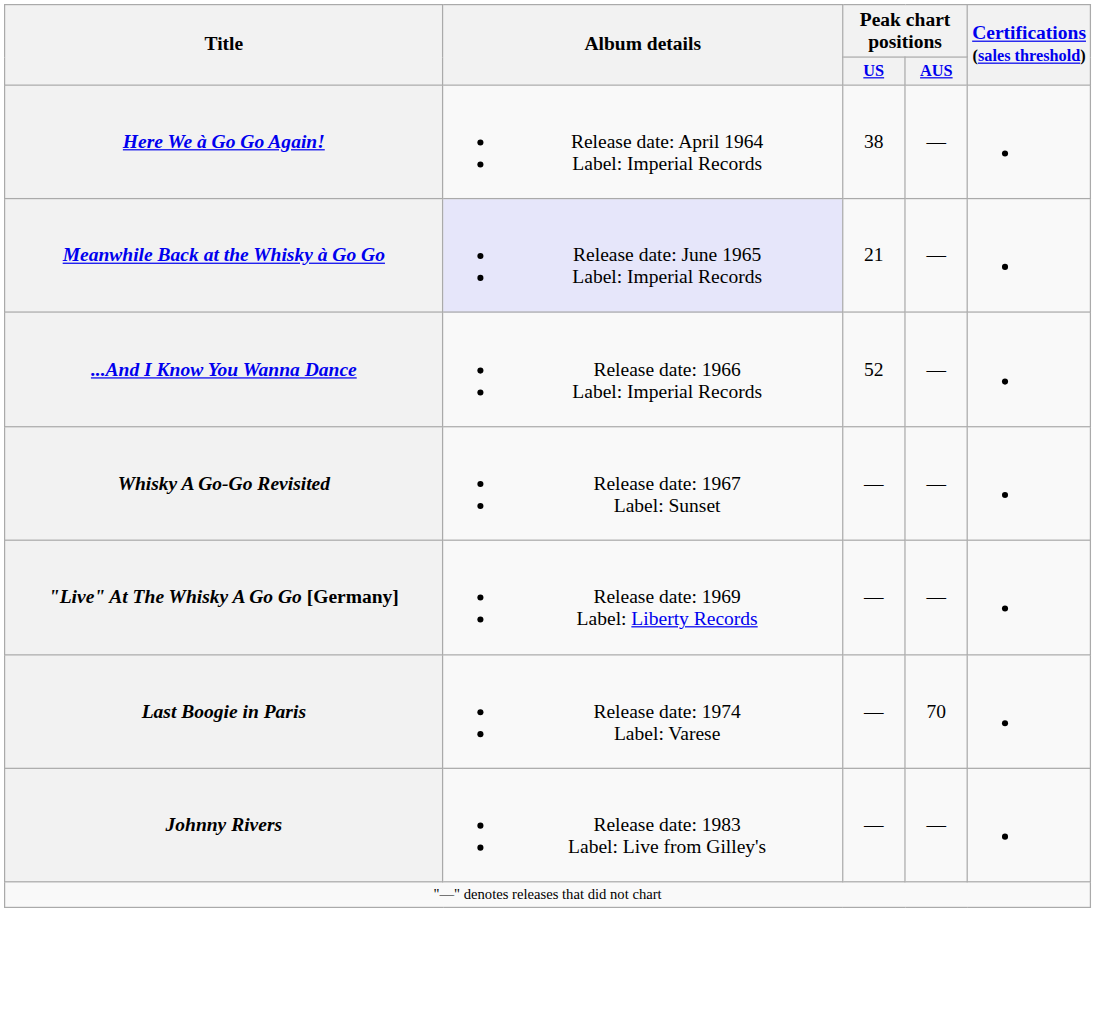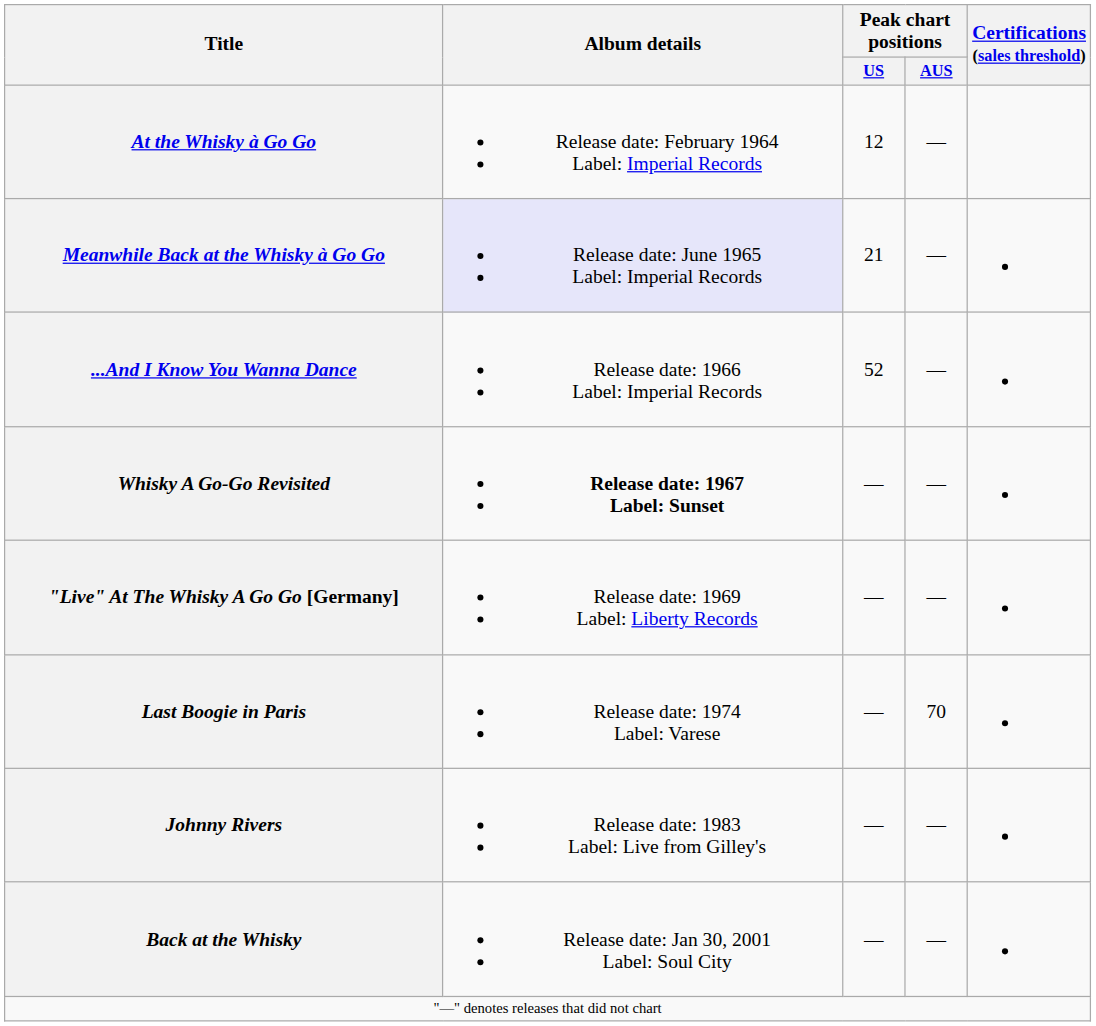+ row: (224, 141)
- row: (224, 141)
(643, 494) normal -> (643, 494) bold
+ row: (224, 939)
